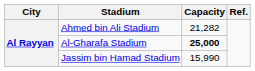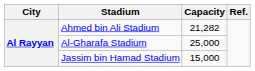(205, 43) bold -> (205, 43) normal
(205, 58) 15,990 -> (205, 58) 15,000
